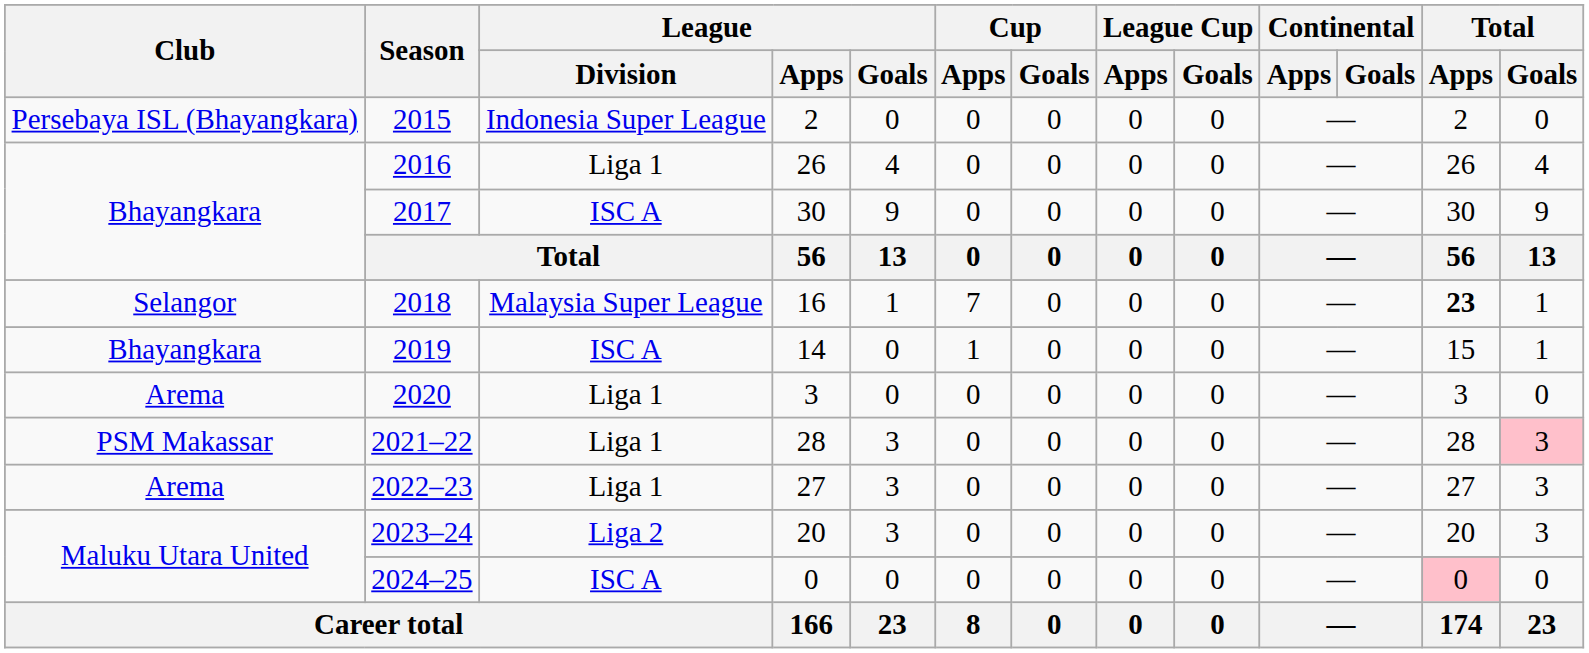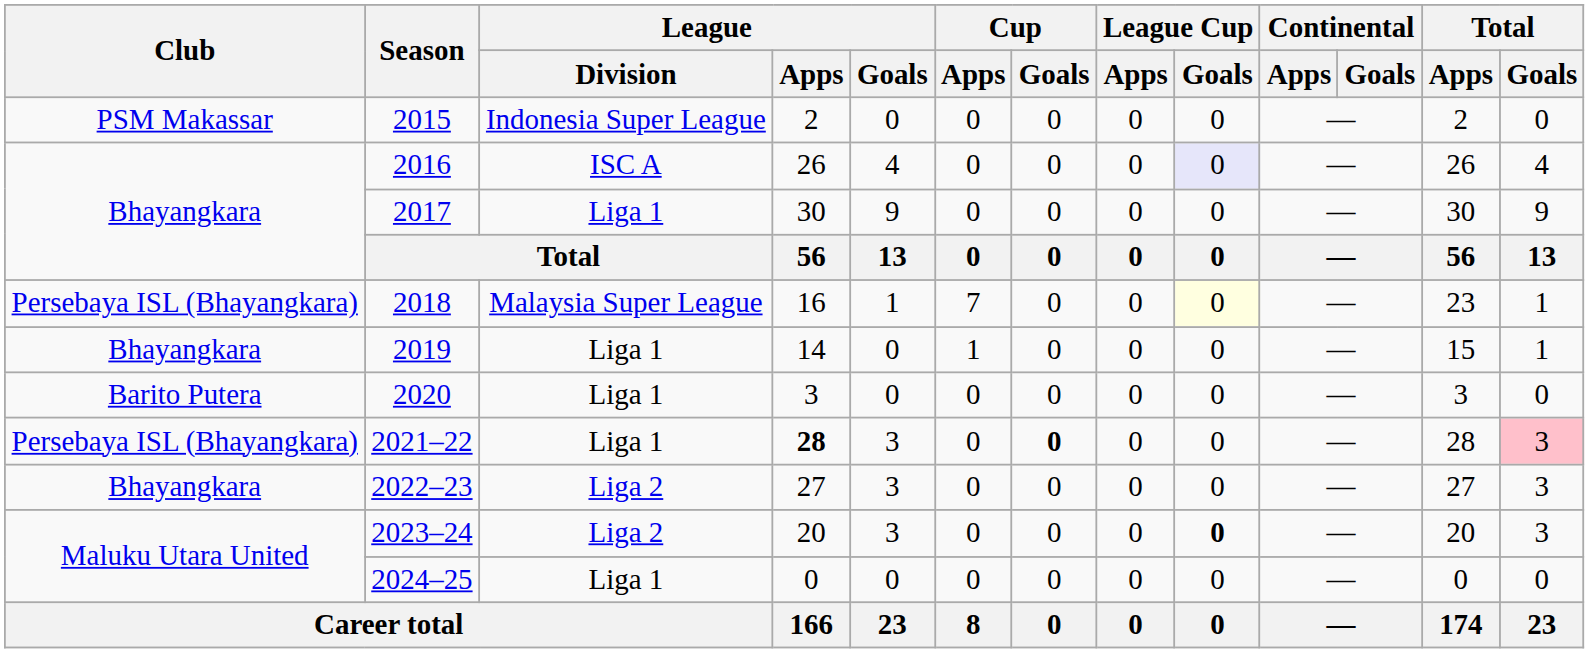(185, 119) Persebaya ISL (Bhayangkara) -> (185, 119) PSM Makassar
(626, 165) Liga 1 -> (626, 165) ISC A
(1217, 165) no background -> (1217, 165) lavender background
(626, 211) ISC A -> (626, 211) Liga 1
(185, 303) Selangor -> (185, 303) Persebaya ISL (Bhayangkara)
(1217, 303) no background -> (1217, 303) lightyellow background
(1461, 303) bold -> (1461, 303) normal
(626, 348) ISC A -> (626, 348) Liga 1
(185, 394) Arema -> (185, 394) Barito Putera
(185, 440) PSM Makassar -> (185, 440) Persebaya ISL (Bhayangkara)
(811, 440) normal -> (811, 440) bold
(1054, 440) normal -> (1054, 440) bold
(185, 486) Arema -> (185, 486) Bhayangkara
(626, 486) Liga 1 -> (626, 486) Liga 2
(1217, 532) normal -> (1217, 532) bold
(626, 578) ISC A -> (626, 578) Liga 1
(1461, 578) pink background -> (1461, 578) no background
